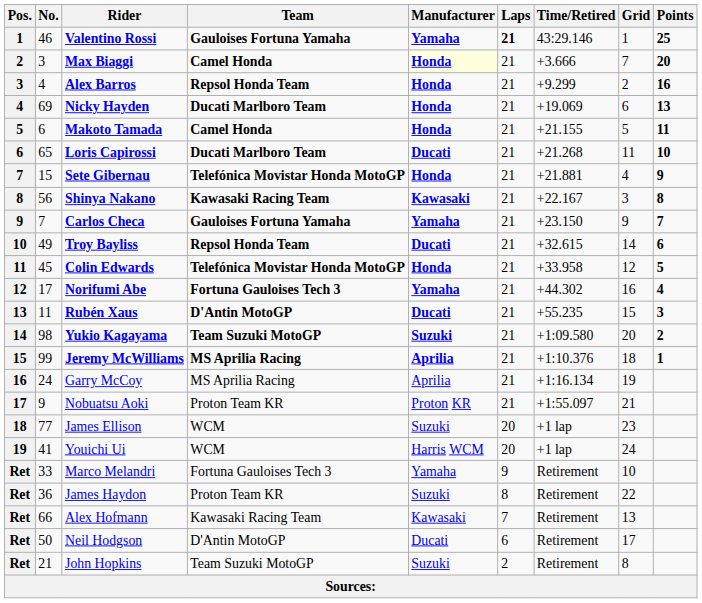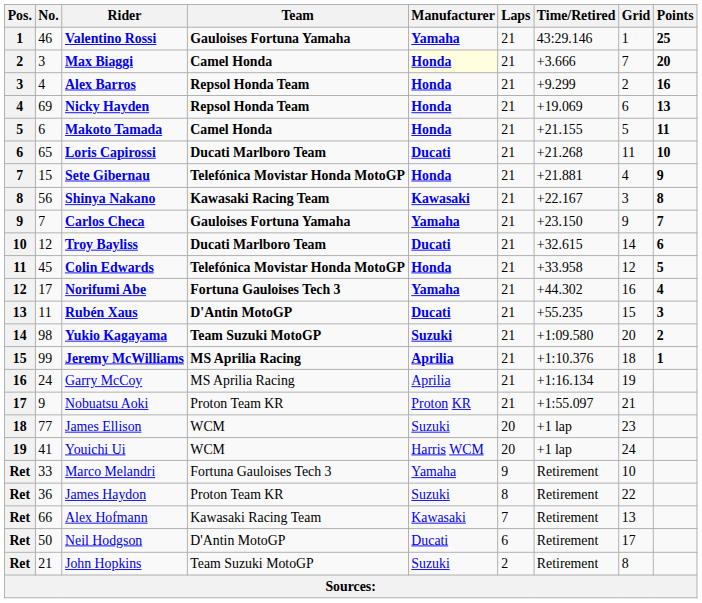(508, 38) bold -> (508, 38) normal
(258, 107) Ducati Marlboro Team -> (250, 107) Repsol Honda Team
(45, 244) 49 -> (45, 244) 12
(250, 244) Repsol Honda Team -> (258, 244) Ducati Marlboro Team
